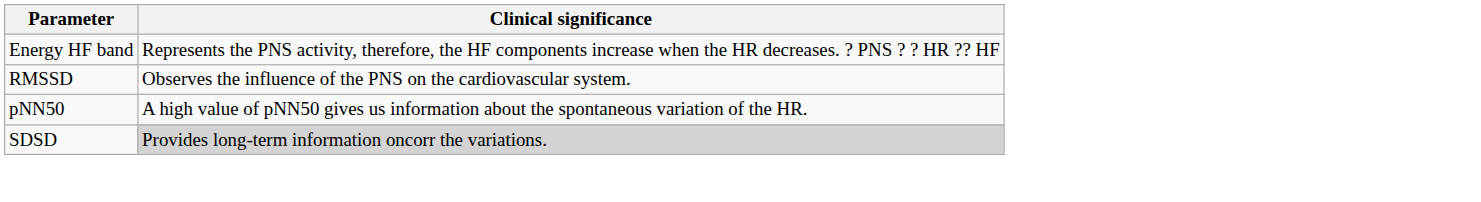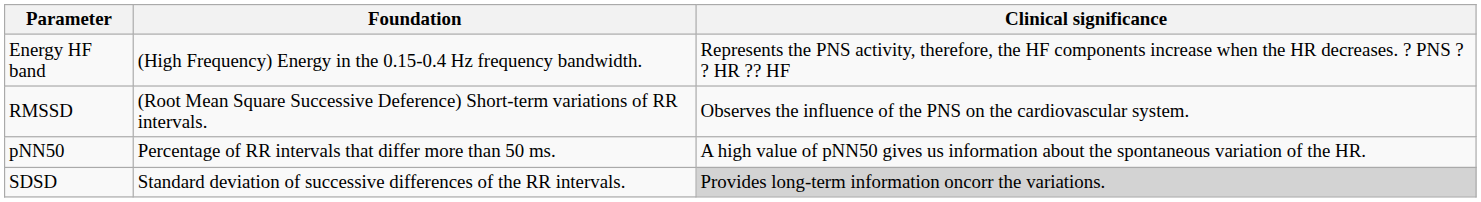+ column: (415, 19)
